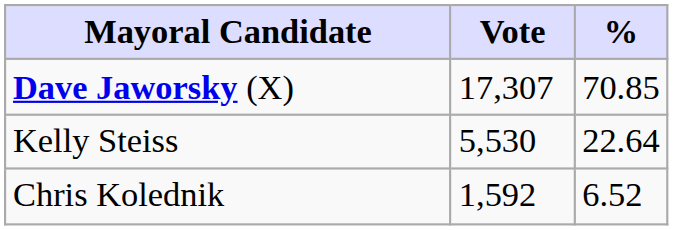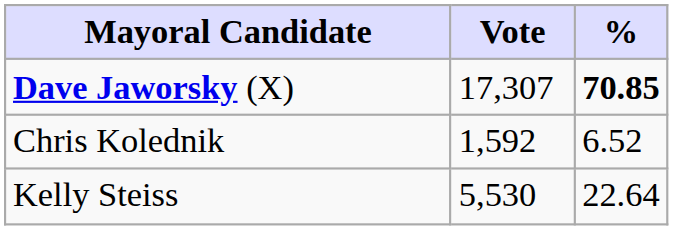(621, 86) normal -> (621, 86) bold
rows swapped: (96, 140) <-> (119, 195)
